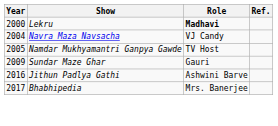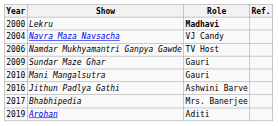(16, 50) 2005 -> (16, 50) 2006
+ row: (67, 75)
+ row: (43, 114)
